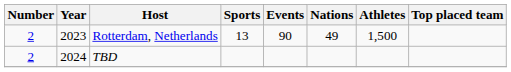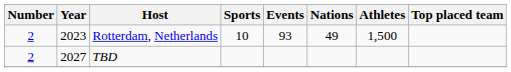(242, 35) 13 -> (242, 35) 10
(285, 35) 90 -> (285, 35) 93
(73, 56) 2024 -> (73, 56) 2027
